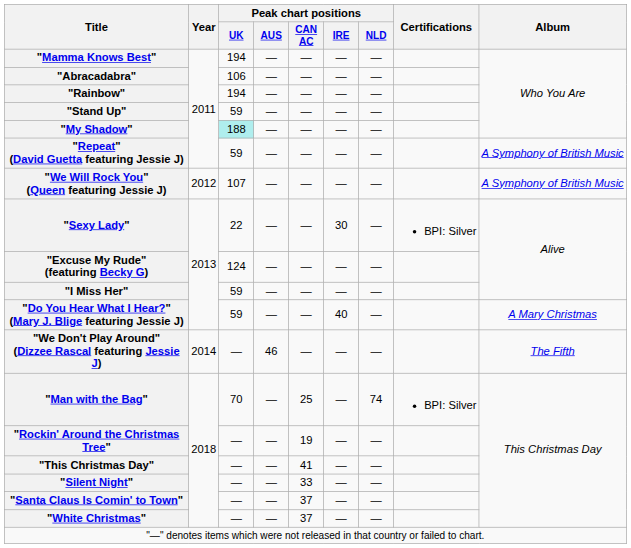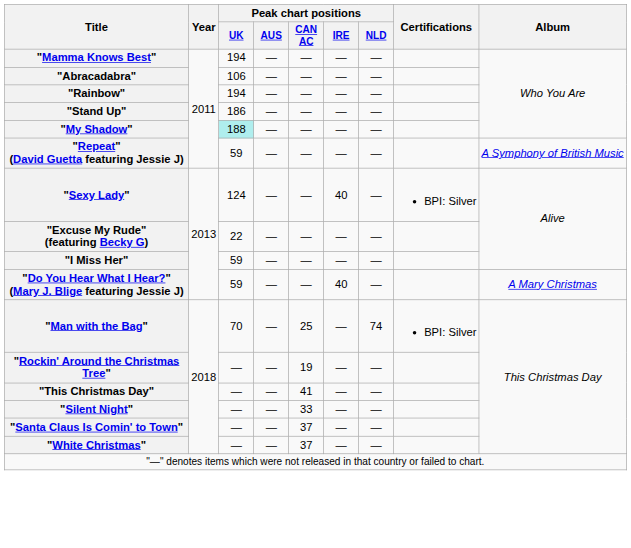(236, 111) 59 -> (236, 111) 186
- row: (97, 183)
(236, 225) 22 -> (236, 194) 124
(341, 225) 30 -> (341, 194) 40
(236, 266) 124 -> (236, 236) 22
- row: (97, 351)
